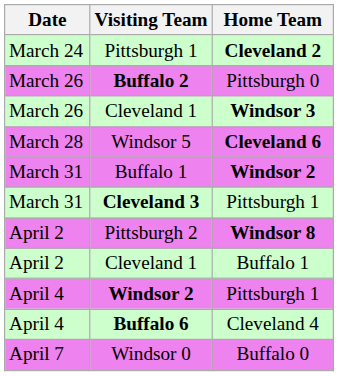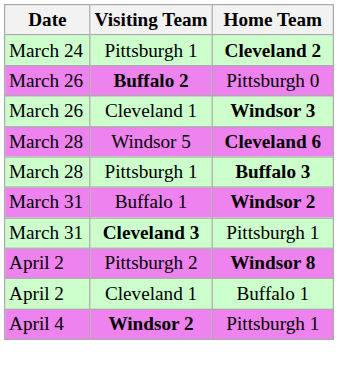+ row: (151, 171)
- row: (151, 324)
- row: (151, 354)
